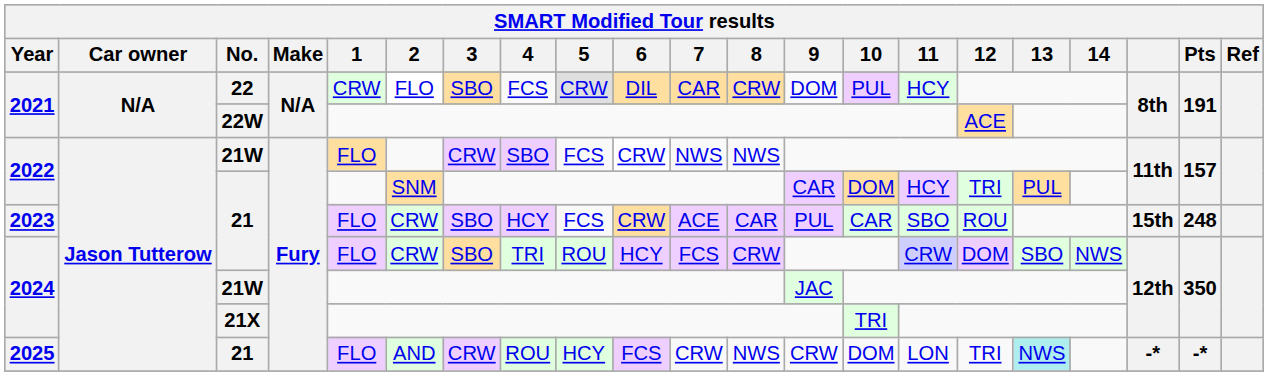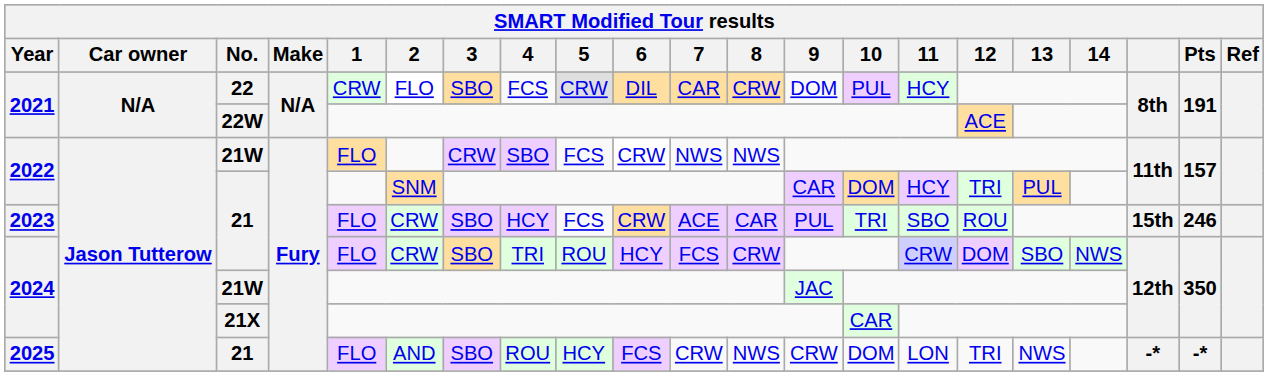(871, 221) CAR -> (871, 221) TRI
(1200, 221) 248 -> (1200, 221) 246
(871, 321) TRI -> (871, 321) CAR
(472, 354) CRW -> (472, 354) SBO
(1042, 354) paleturquoise background -> (1042, 354) no background
